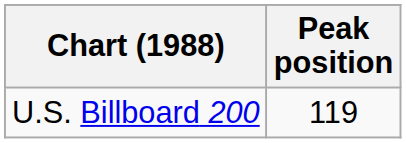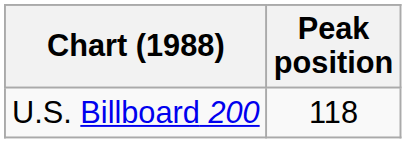(334, 112) 119 -> (334, 112) 118
